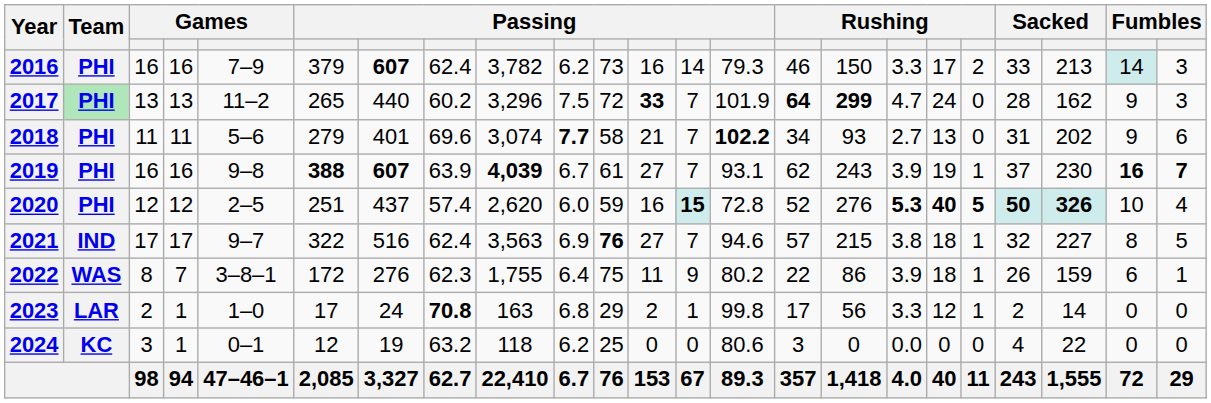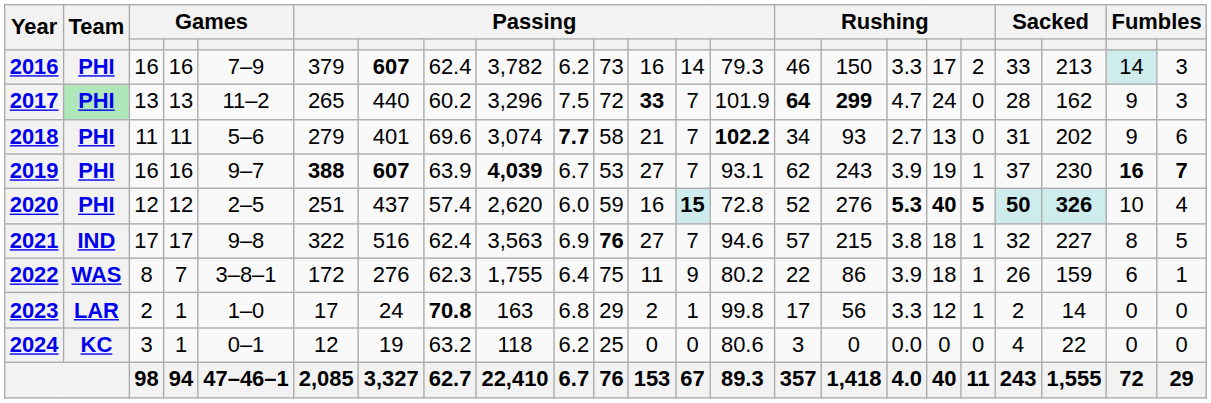(246, 171) 9–8 -> (246, 171) 9–7
(611, 171) 61 -> (611, 171) 53
(246, 240) 9–7 -> (246, 240) 9–8
